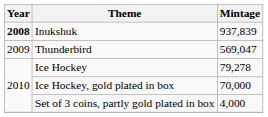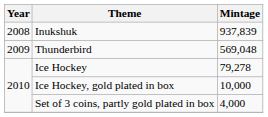(18, 31) bold -> (18, 31) normal
(238, 49) 569,047 -> (238, 49) 569,048
(235, 85) 70,000 -> (235, 85) 10,000
